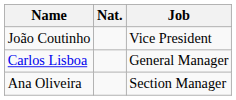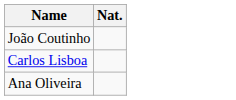- column: (179, 15)
